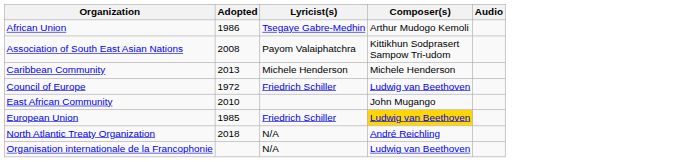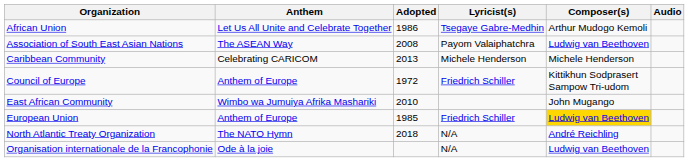+ column: (304, 12)
(415, 49) Kittikhun Sodprasert Sampow Tri-udom -> (599, 43) Ludwig van Beethoven
(420, 86) Ludwig van Beethoven -> (593, 80) Kittikhun Sodprasert Sampow Tri-udom
